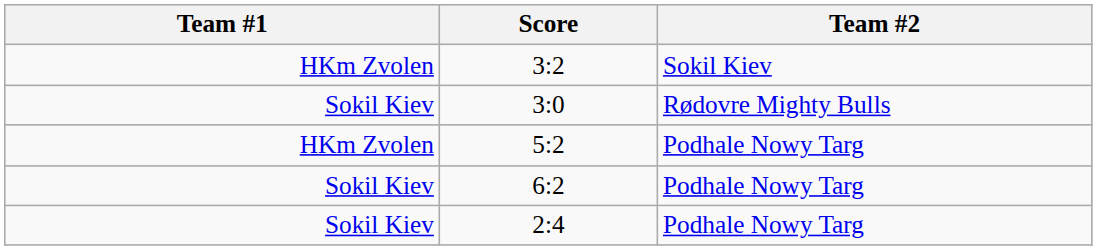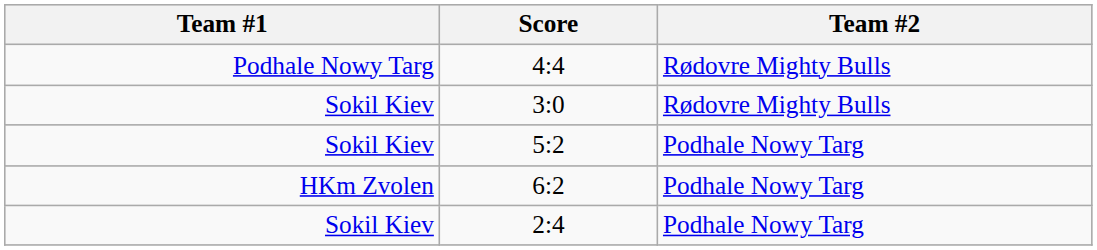+ row: (548, 64)
- row: (548, 64)
(367, 144) HKm Zvolen -> (379, 144) Sokil Kiev
(379, 184) Sokil Kiev -> (367, 184) HKm Zvolen
